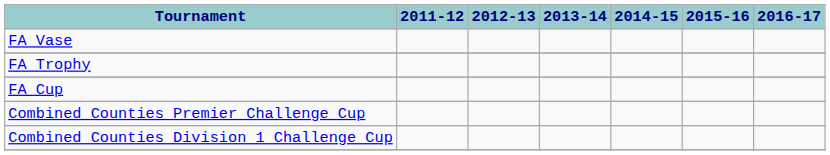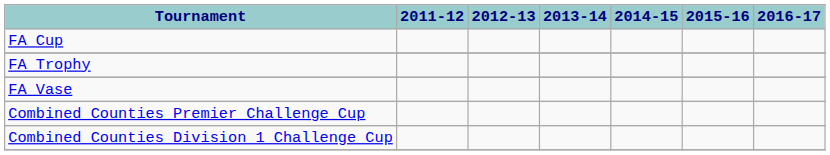rows swapped: (36, 89) <-> (40, 41)
